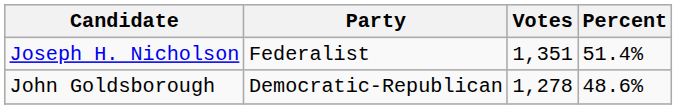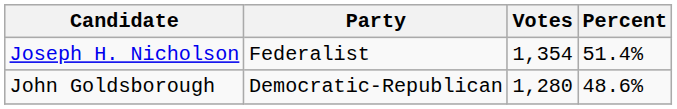(543, 54) 1,351 -> (543, 54) 1,354
(543, 87) 1,278 -> (543, 87) 1,280
